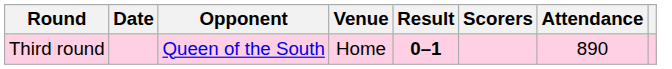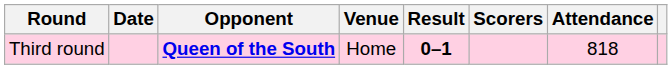(244, 49) normal -> (249, 49) bold
(592, 49) 890 -> (603, 49) 818
